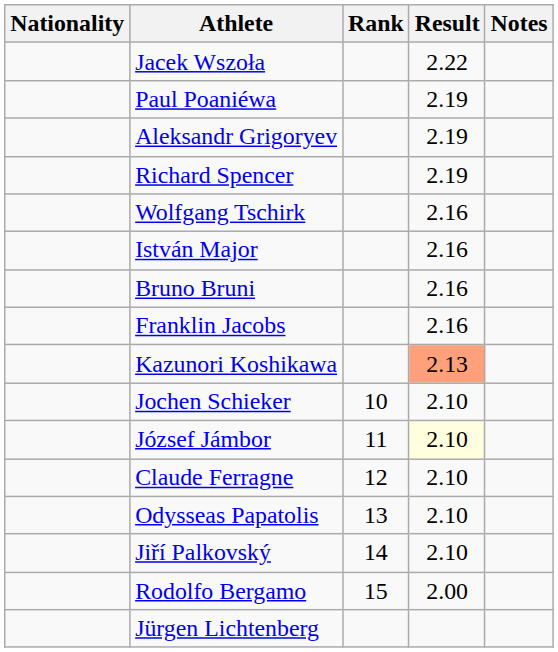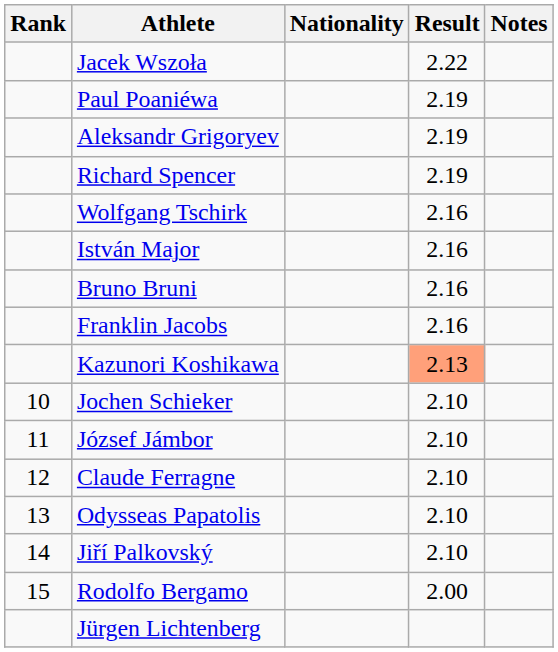columns swapped: (376, 23) <-> (67, 23)
(447, 439) lightyellow background -> (447, 439) no background
